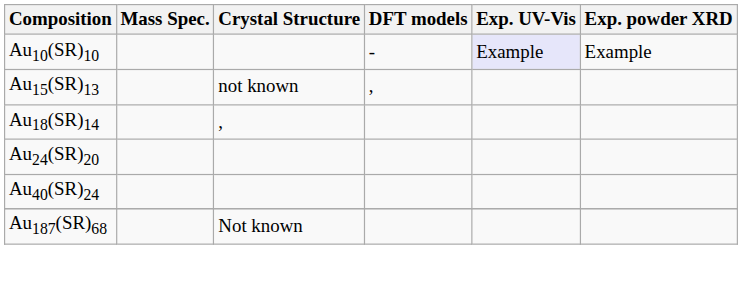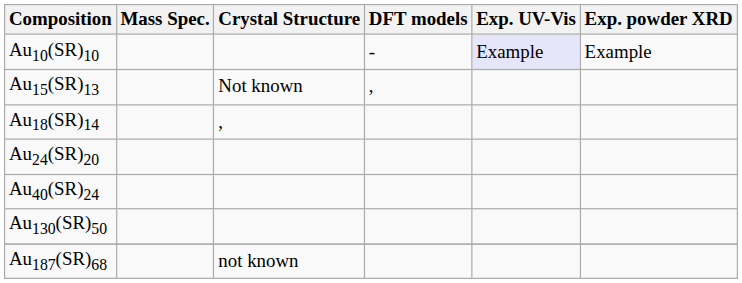(258, 86) not known -> (261, 86) Not known
+ row: (58, 226)
(261, 226) Not known -> (258, 261) not known
